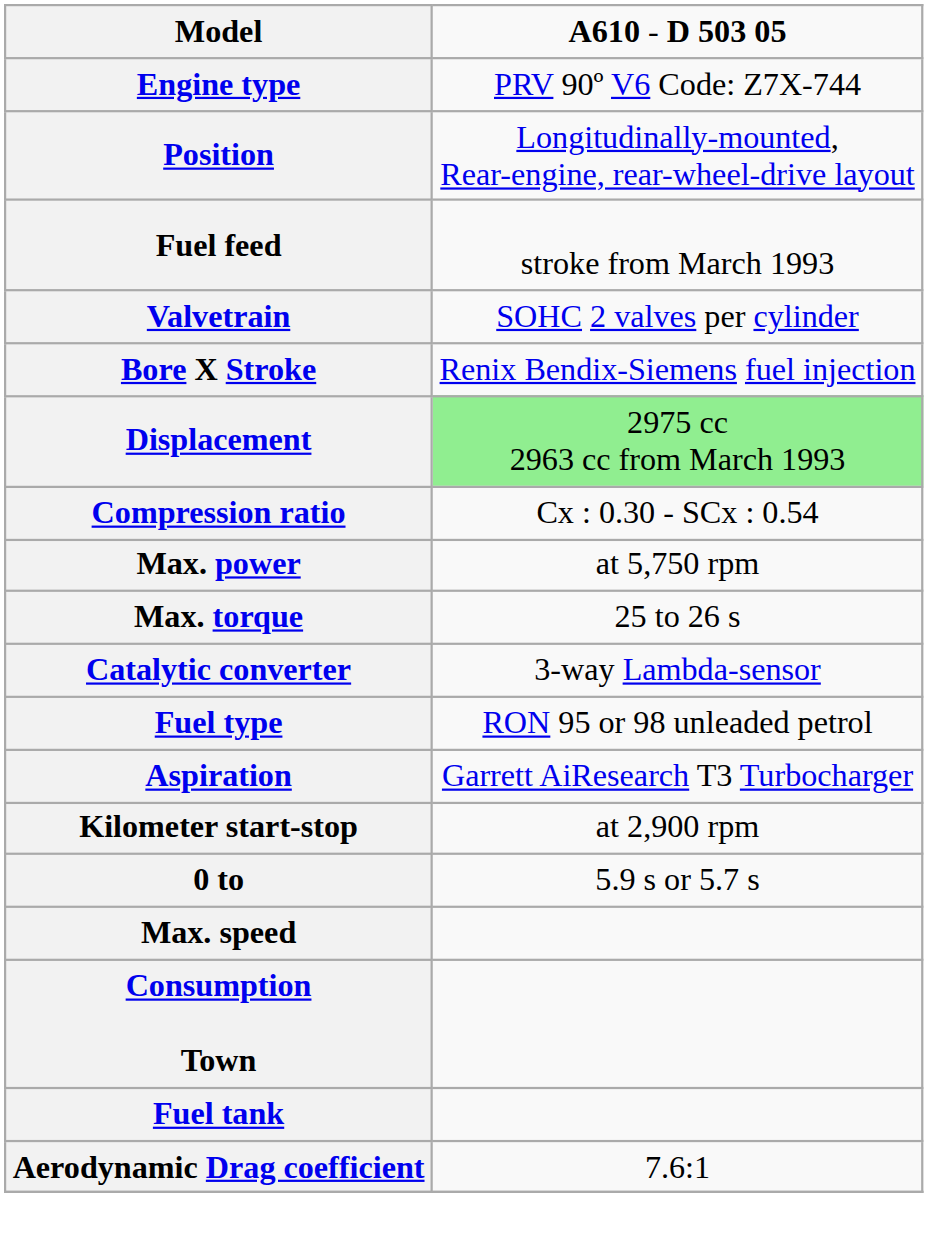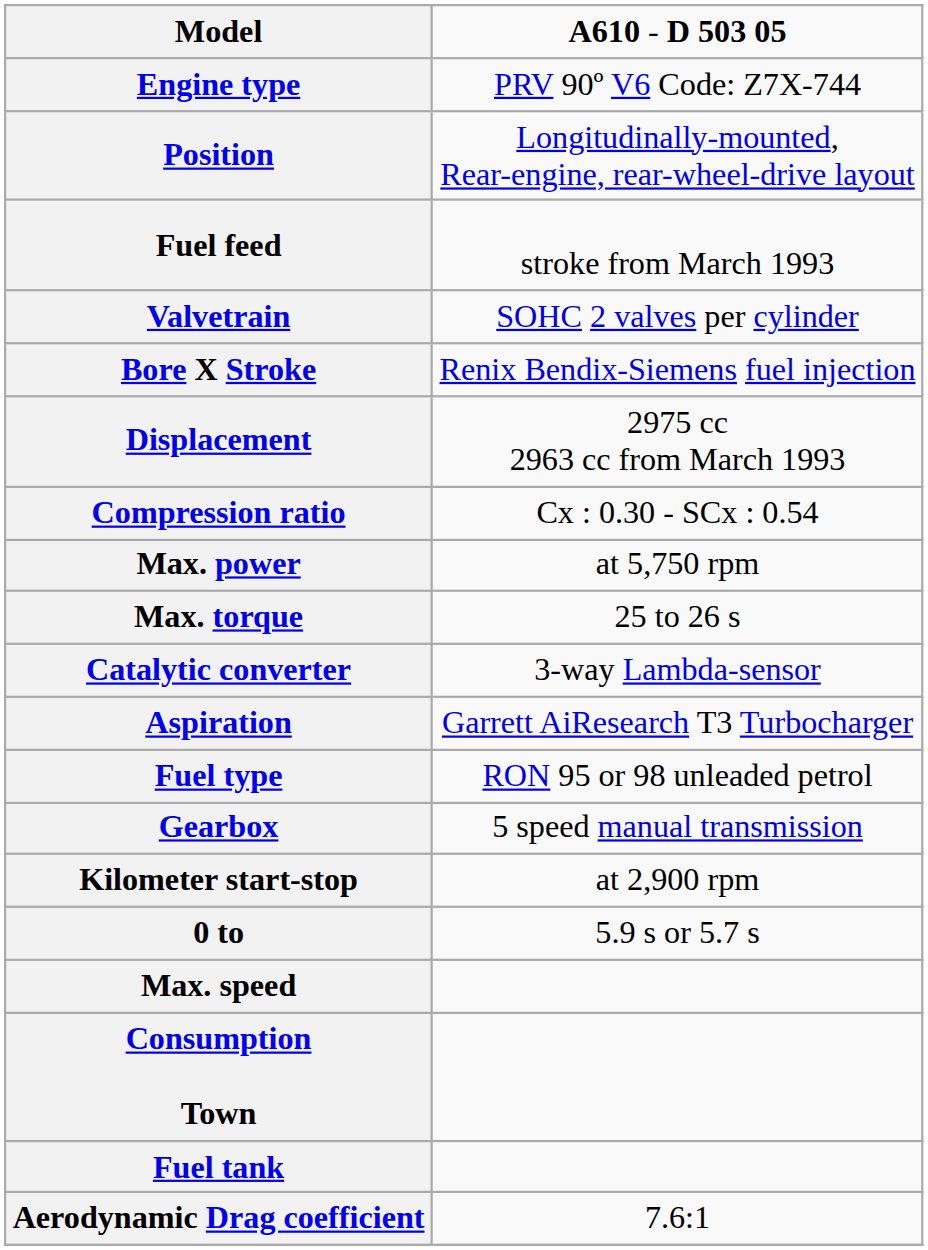(678, 440) lightgreen background -> (678, 440) no background
rows swapped: (219, 721) <-> (219, 774)
+ row: (219, 827)
